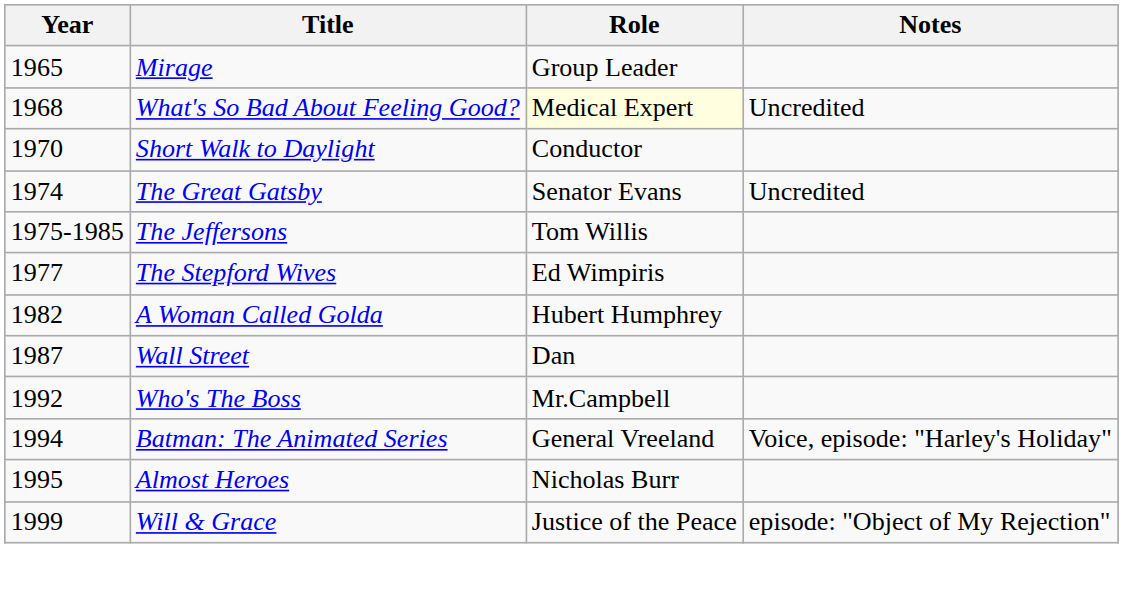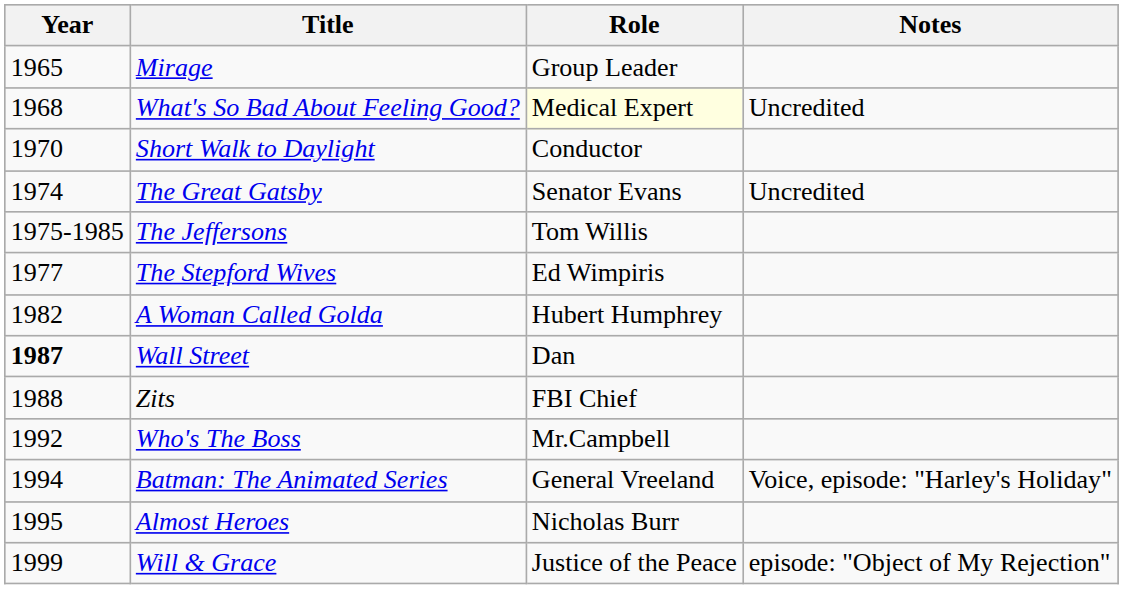(37, 356) normal -> (37, 356) bold
+ row: (155, 397)
